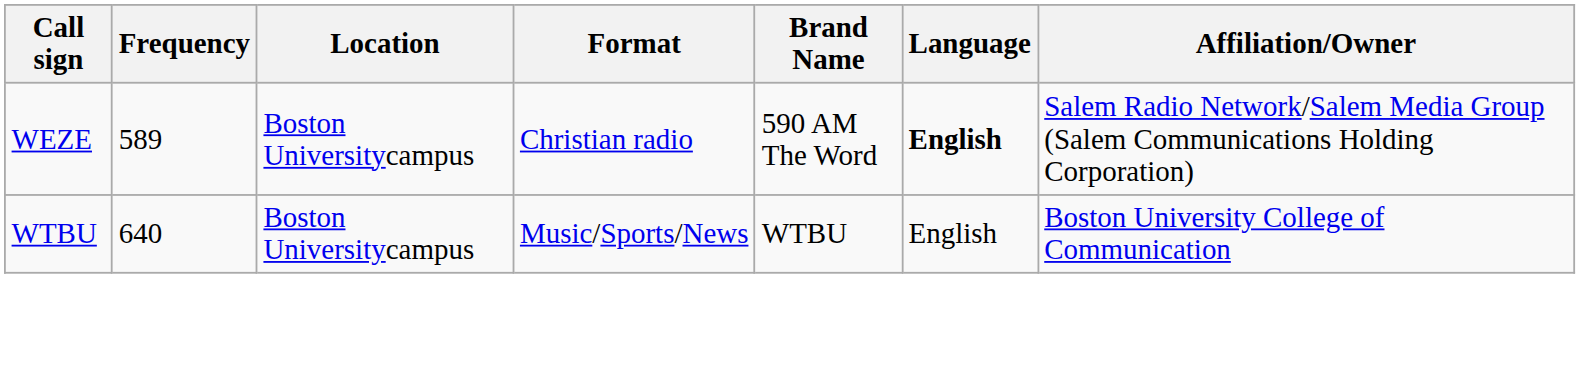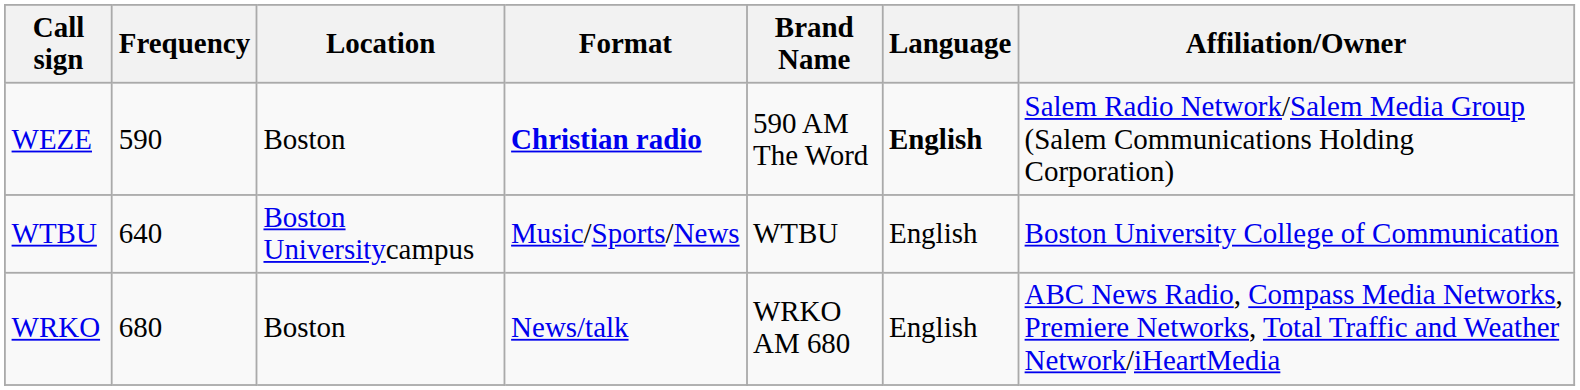(140, 138) 589 -> (140, 138) 590
(369, 138) Boston Universitycampus -> (305, 138) Boston
(606, 138) normal -> (606, 138) bold
+ row: (56, 328)
